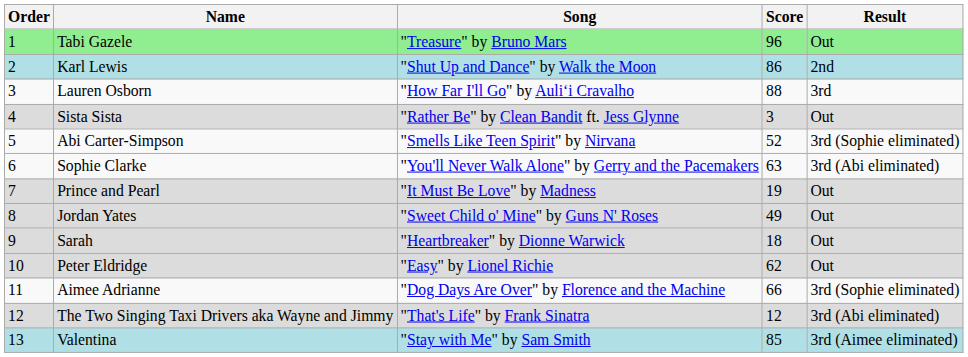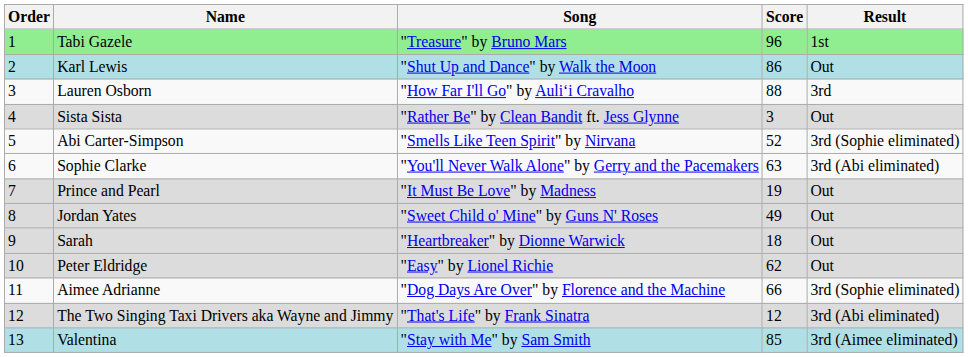(822, 41) Out -> (820, 41) 1st
(822, 66) 2nd -> (822, 66) Out
